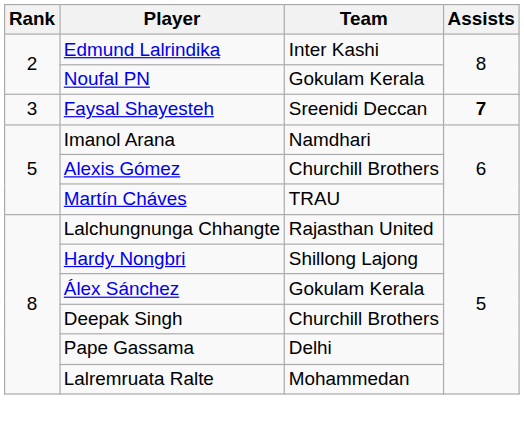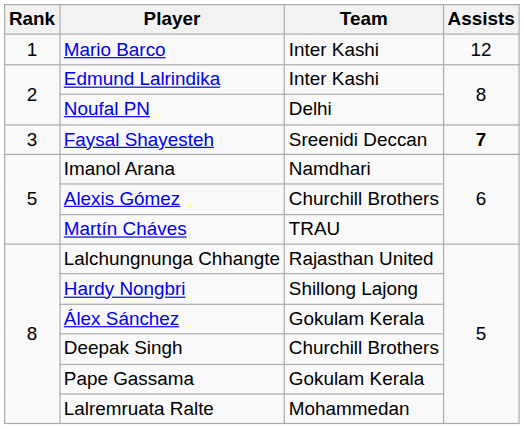+ row: (115, 49)
(356, 79) Gokulam Kerala -> (310, 109) Delhi
(310, 348) Delhi -> (356, 378) Gokulam Kerala
